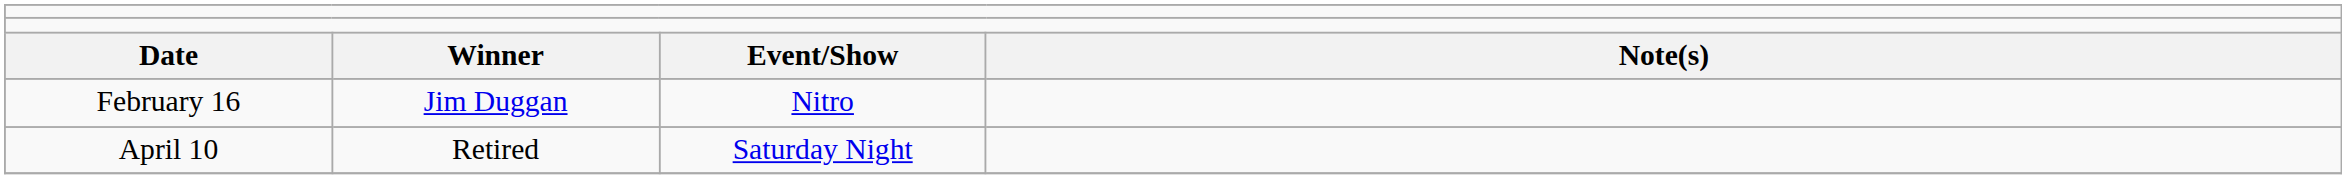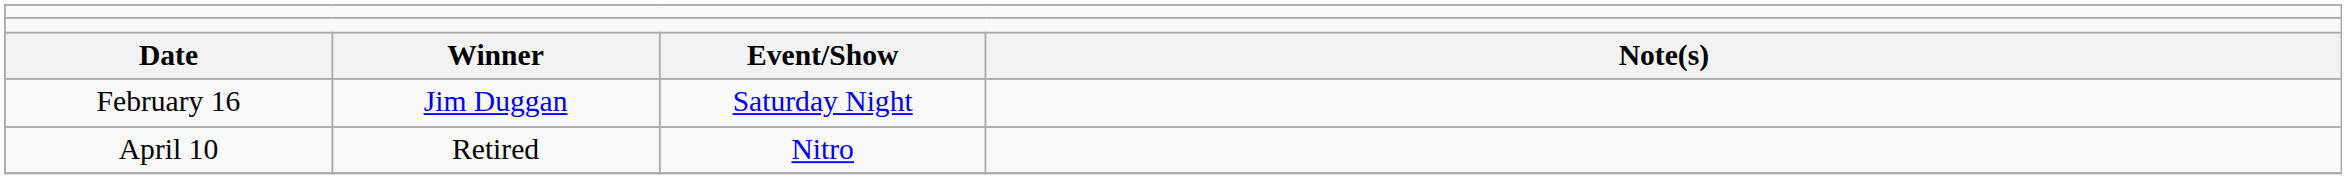(823, 102) Nitro -> (823, 102) Saturday Night
(823, 149) Saturday Night -> (823, 149) Nitro
